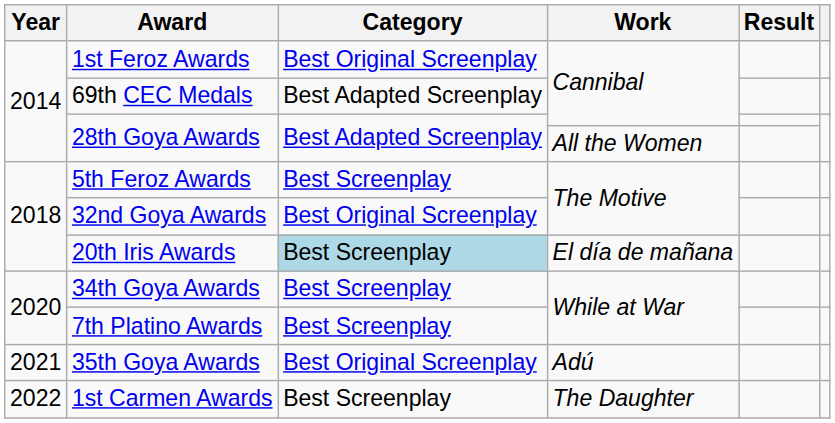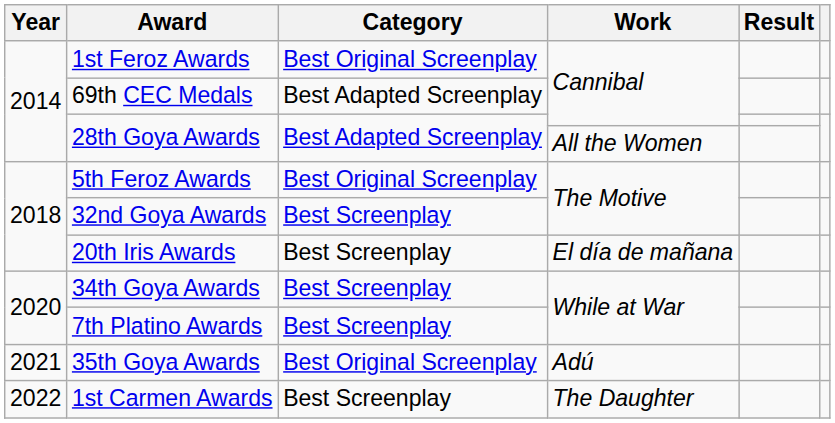(367, 179) Best Screenplay -> (410, 179) Best Original Screenplay
(410, 216) Best Original Screenplay -> (367, 216) Best Screenplay
(367, 252) lightblue background -> (367, 252) no background
